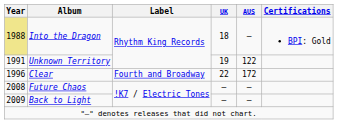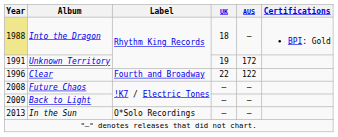(249, 62) 122 -> (249, 62) 172
(249, 75) 172 -> (249, 75) 122
+ row: (53, 113)
